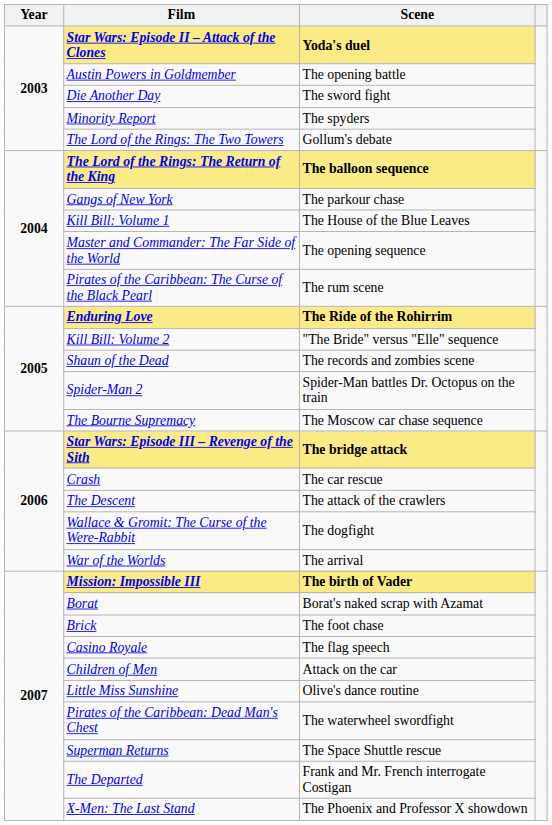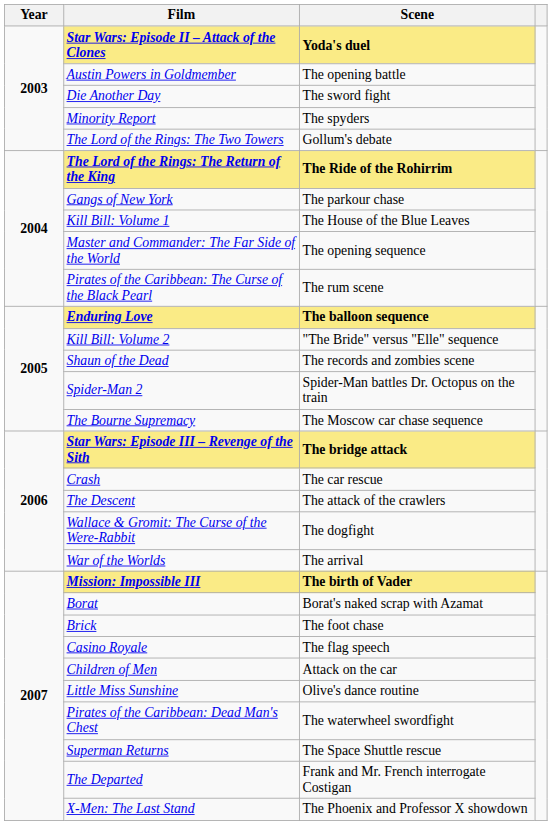(366, 169) The balloon sequence -> (377, 169) The Ride of the Rohirrim
(377, 317) The Ride of the Rohirrim -> (366, 317) The balloon sequence
